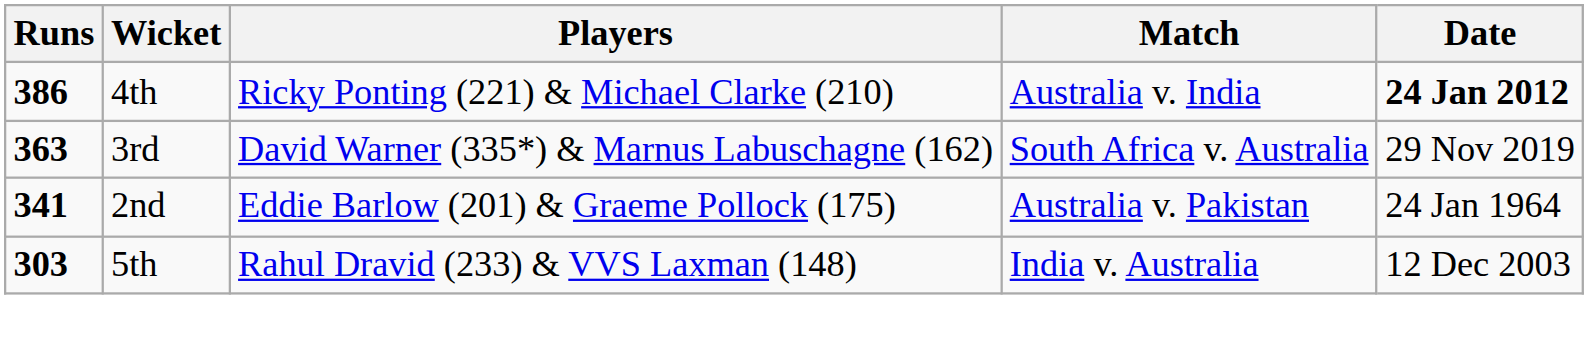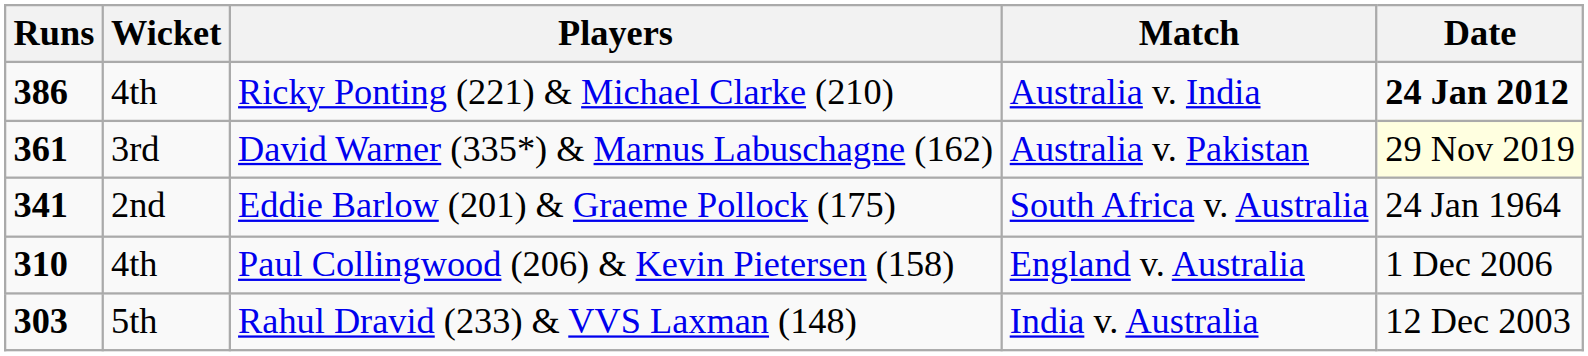(41, 148) 363 -> (41, 148) 361
(1189, 148) South Africa v. Australia -> (1159, 148) Australia v. Pakistan
(1480, 148) no background -> (1480, 148) lightyellow background
(1159, 206) Australia v. Pakistan -> (1189, 206) South Africa v. Australia
+ row: (596, 263)
